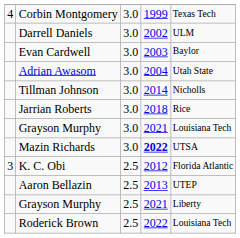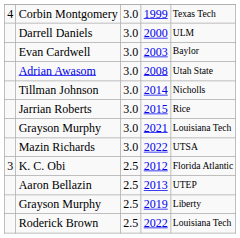(156, 33) 2002 -> (156, 33) 2000
(156, 71) 2004 -> (156, 71) 2008
(156, 109) 2018 -> (156, 109) 2015
(156, 147) bold -> (156, 147) normal
(156, 204) 2021 -> (156, 204) 2019
